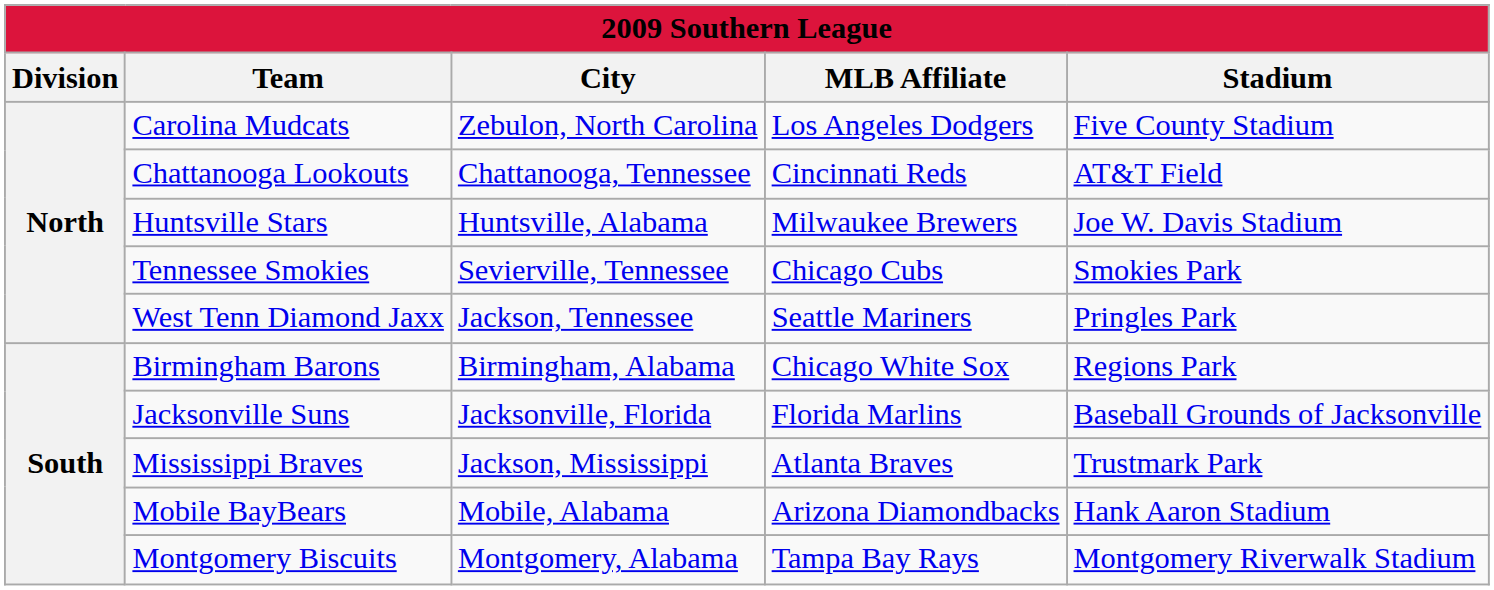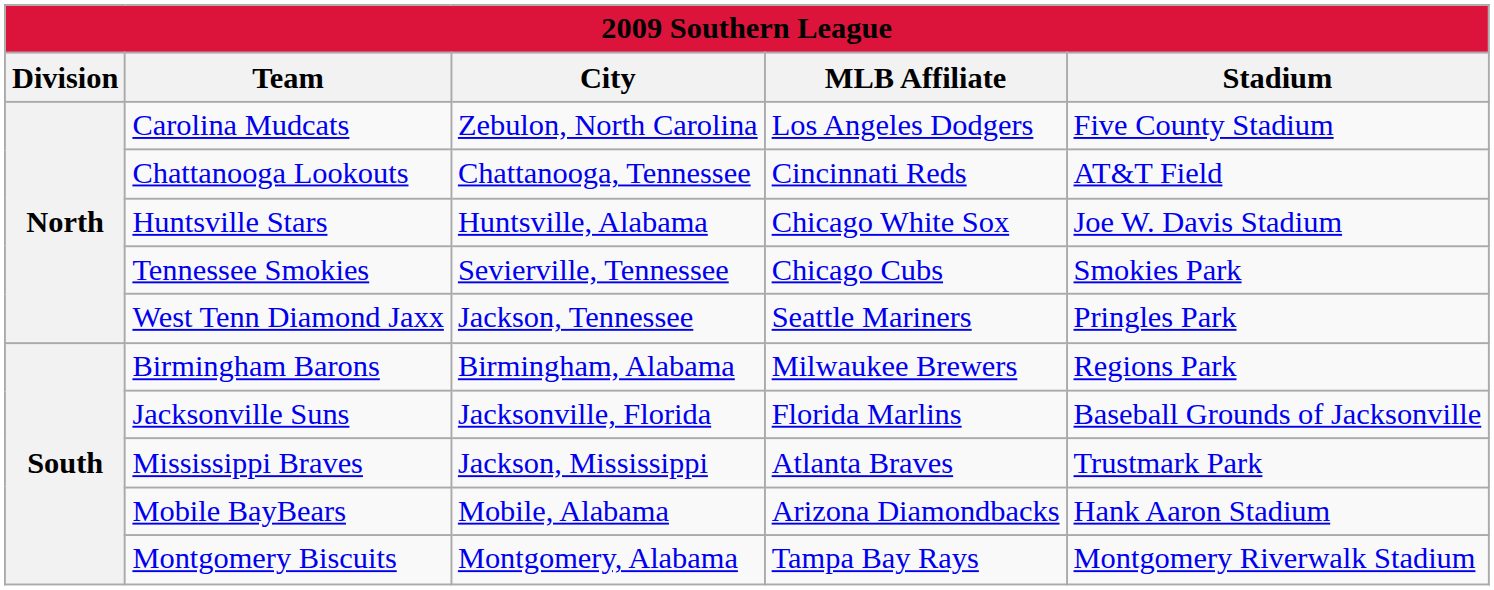(894, 221) Milwaukee Brewers -> (890, 221) Chicago White Sox
(890, 366) Chicago White Sox -> (894, 366) Milwaukee Brewers
